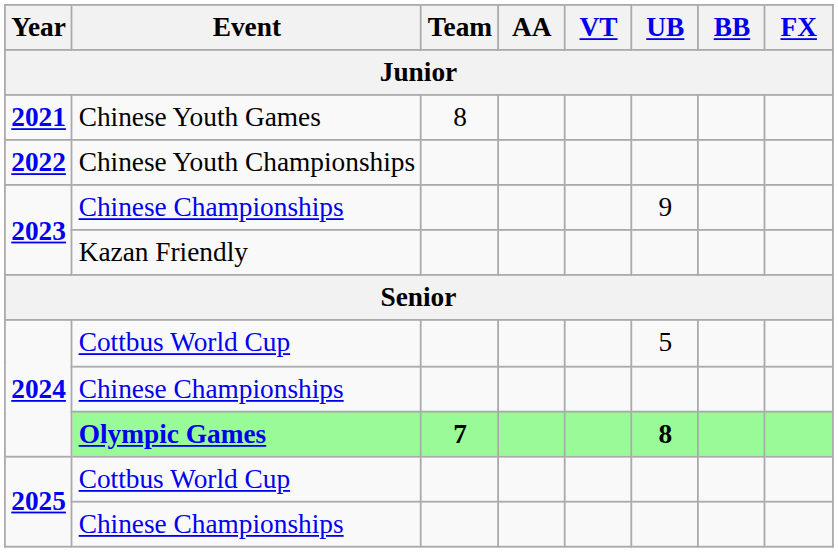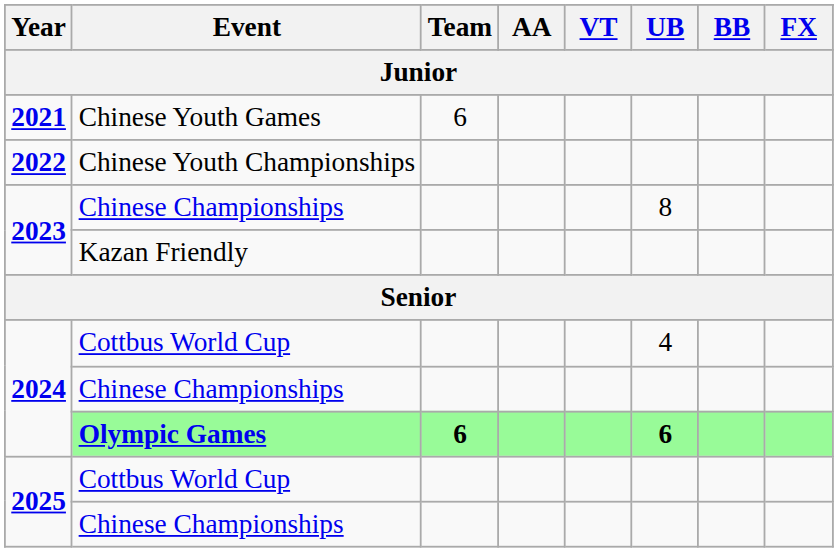(460, 117) 8 -> (460, 117) 6
(665, 207) 9 -> (665, 207) 8
(665, 343) 5 -> (665, 343) 4
(460, 433) 7 -> (460, 433) 6
(665, 433) 8 -> (665, 433) 6
